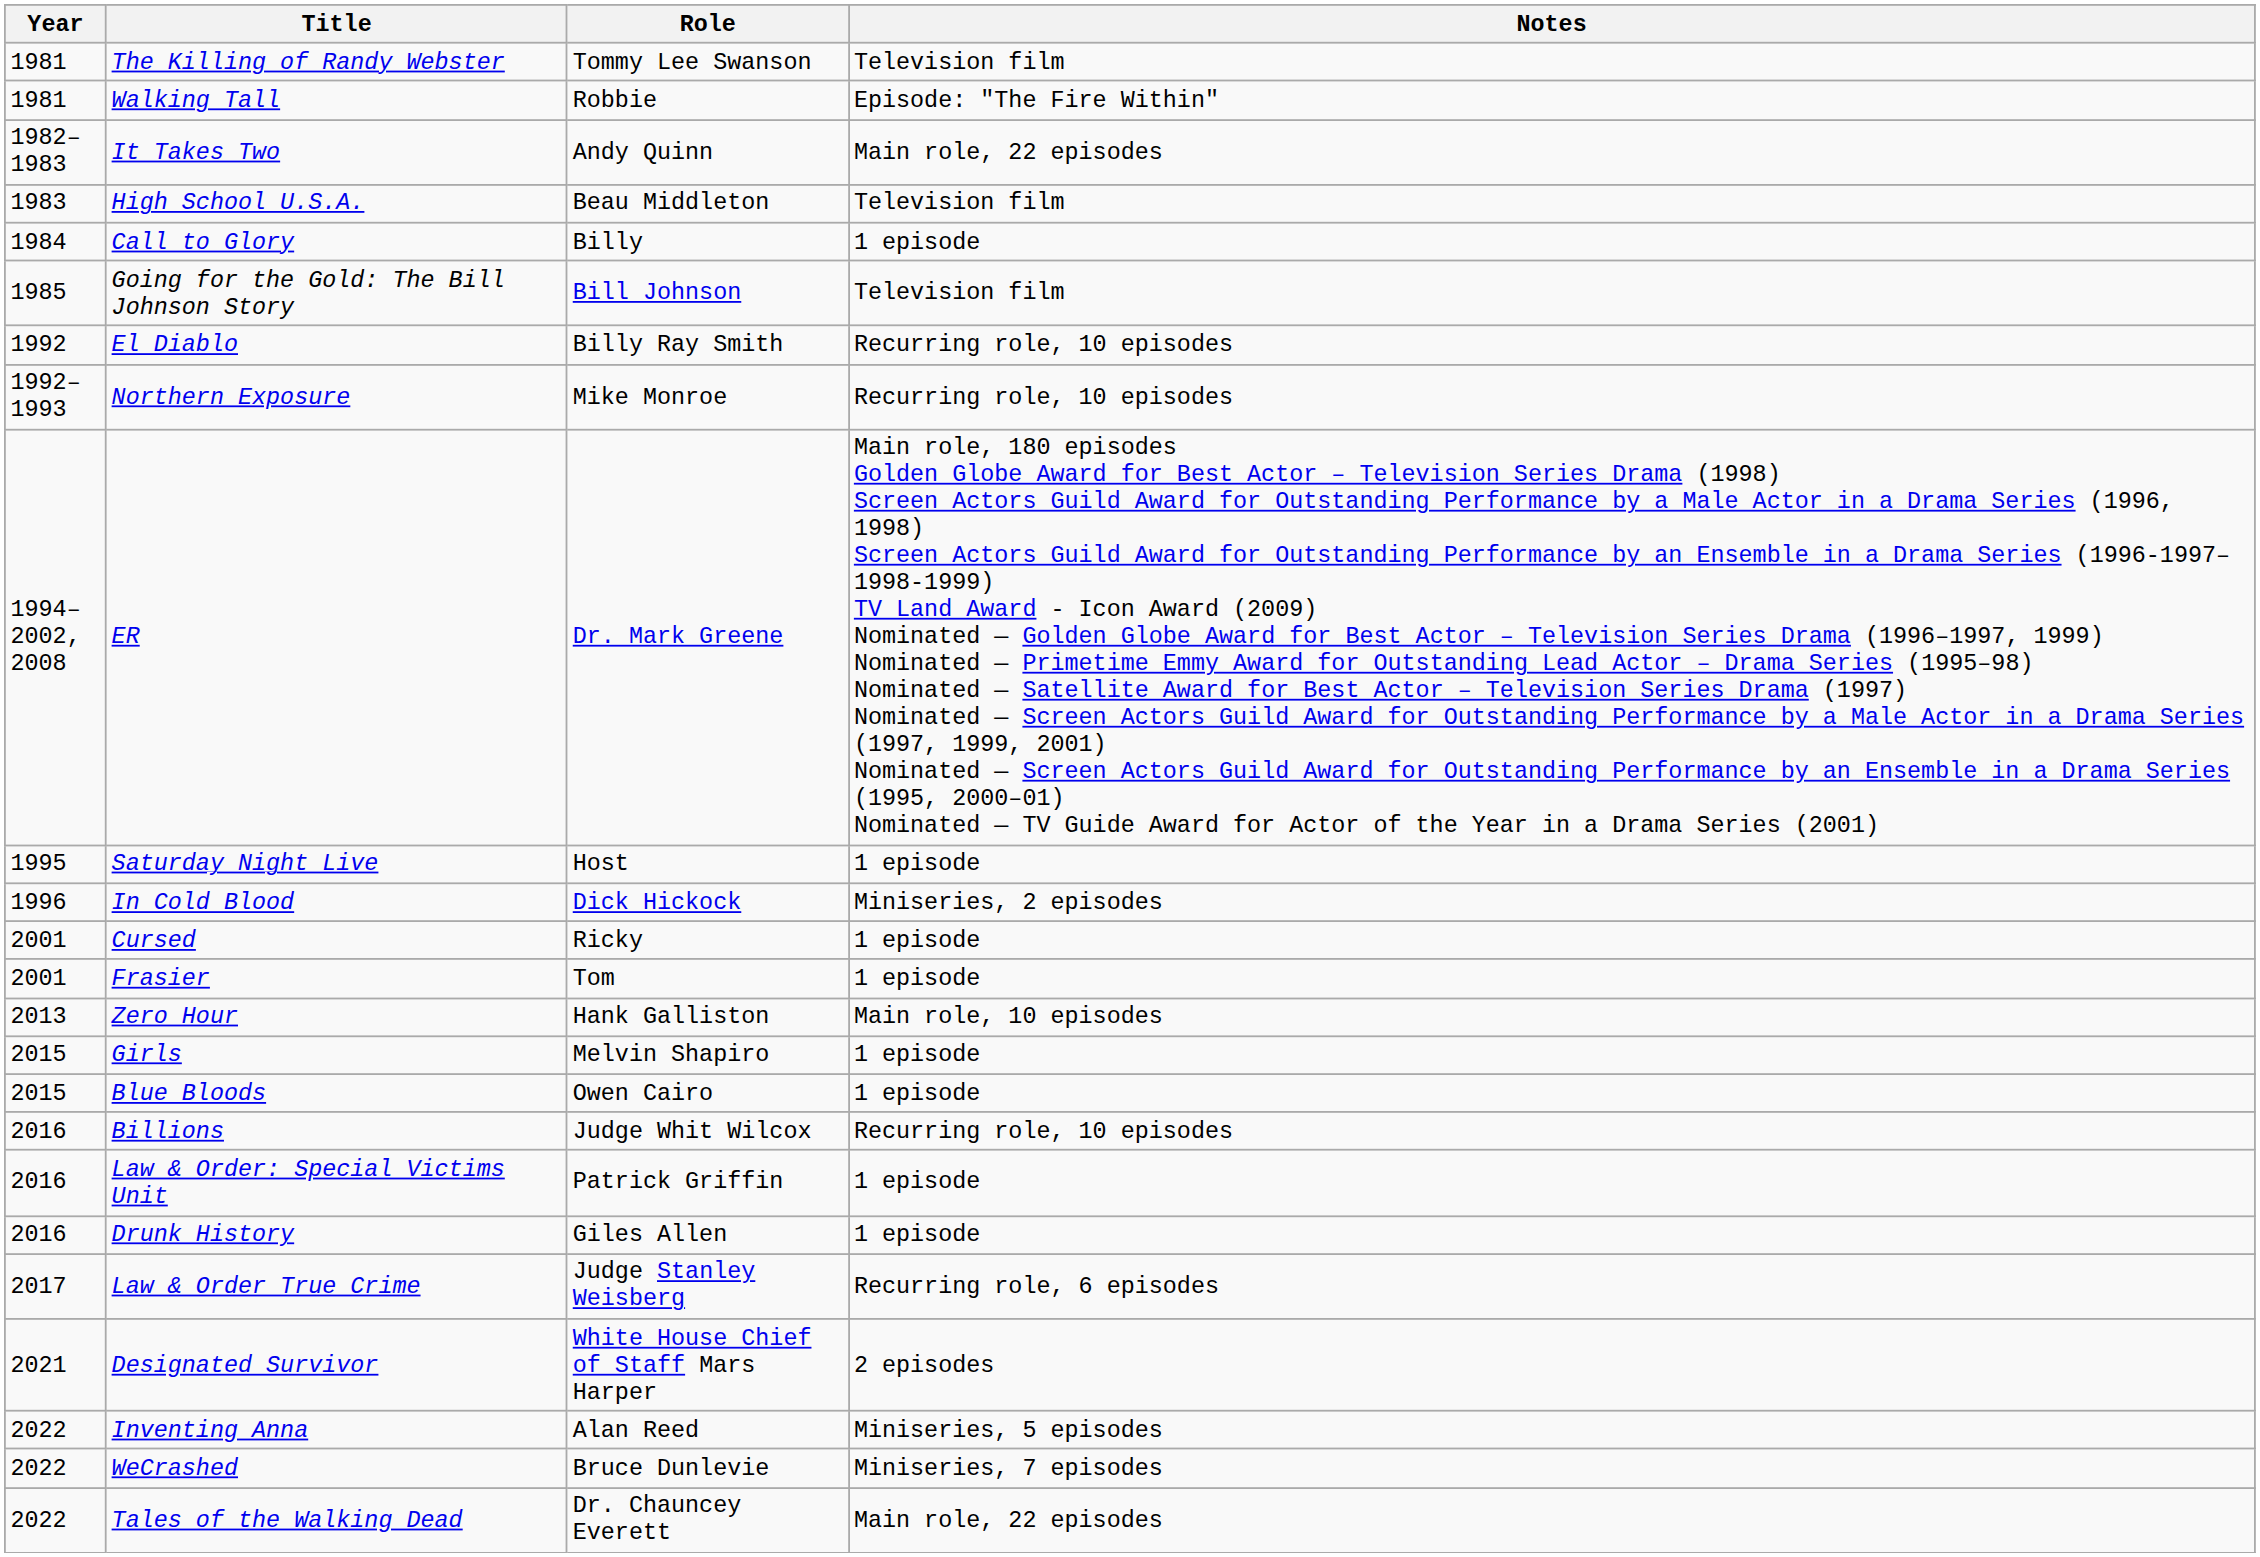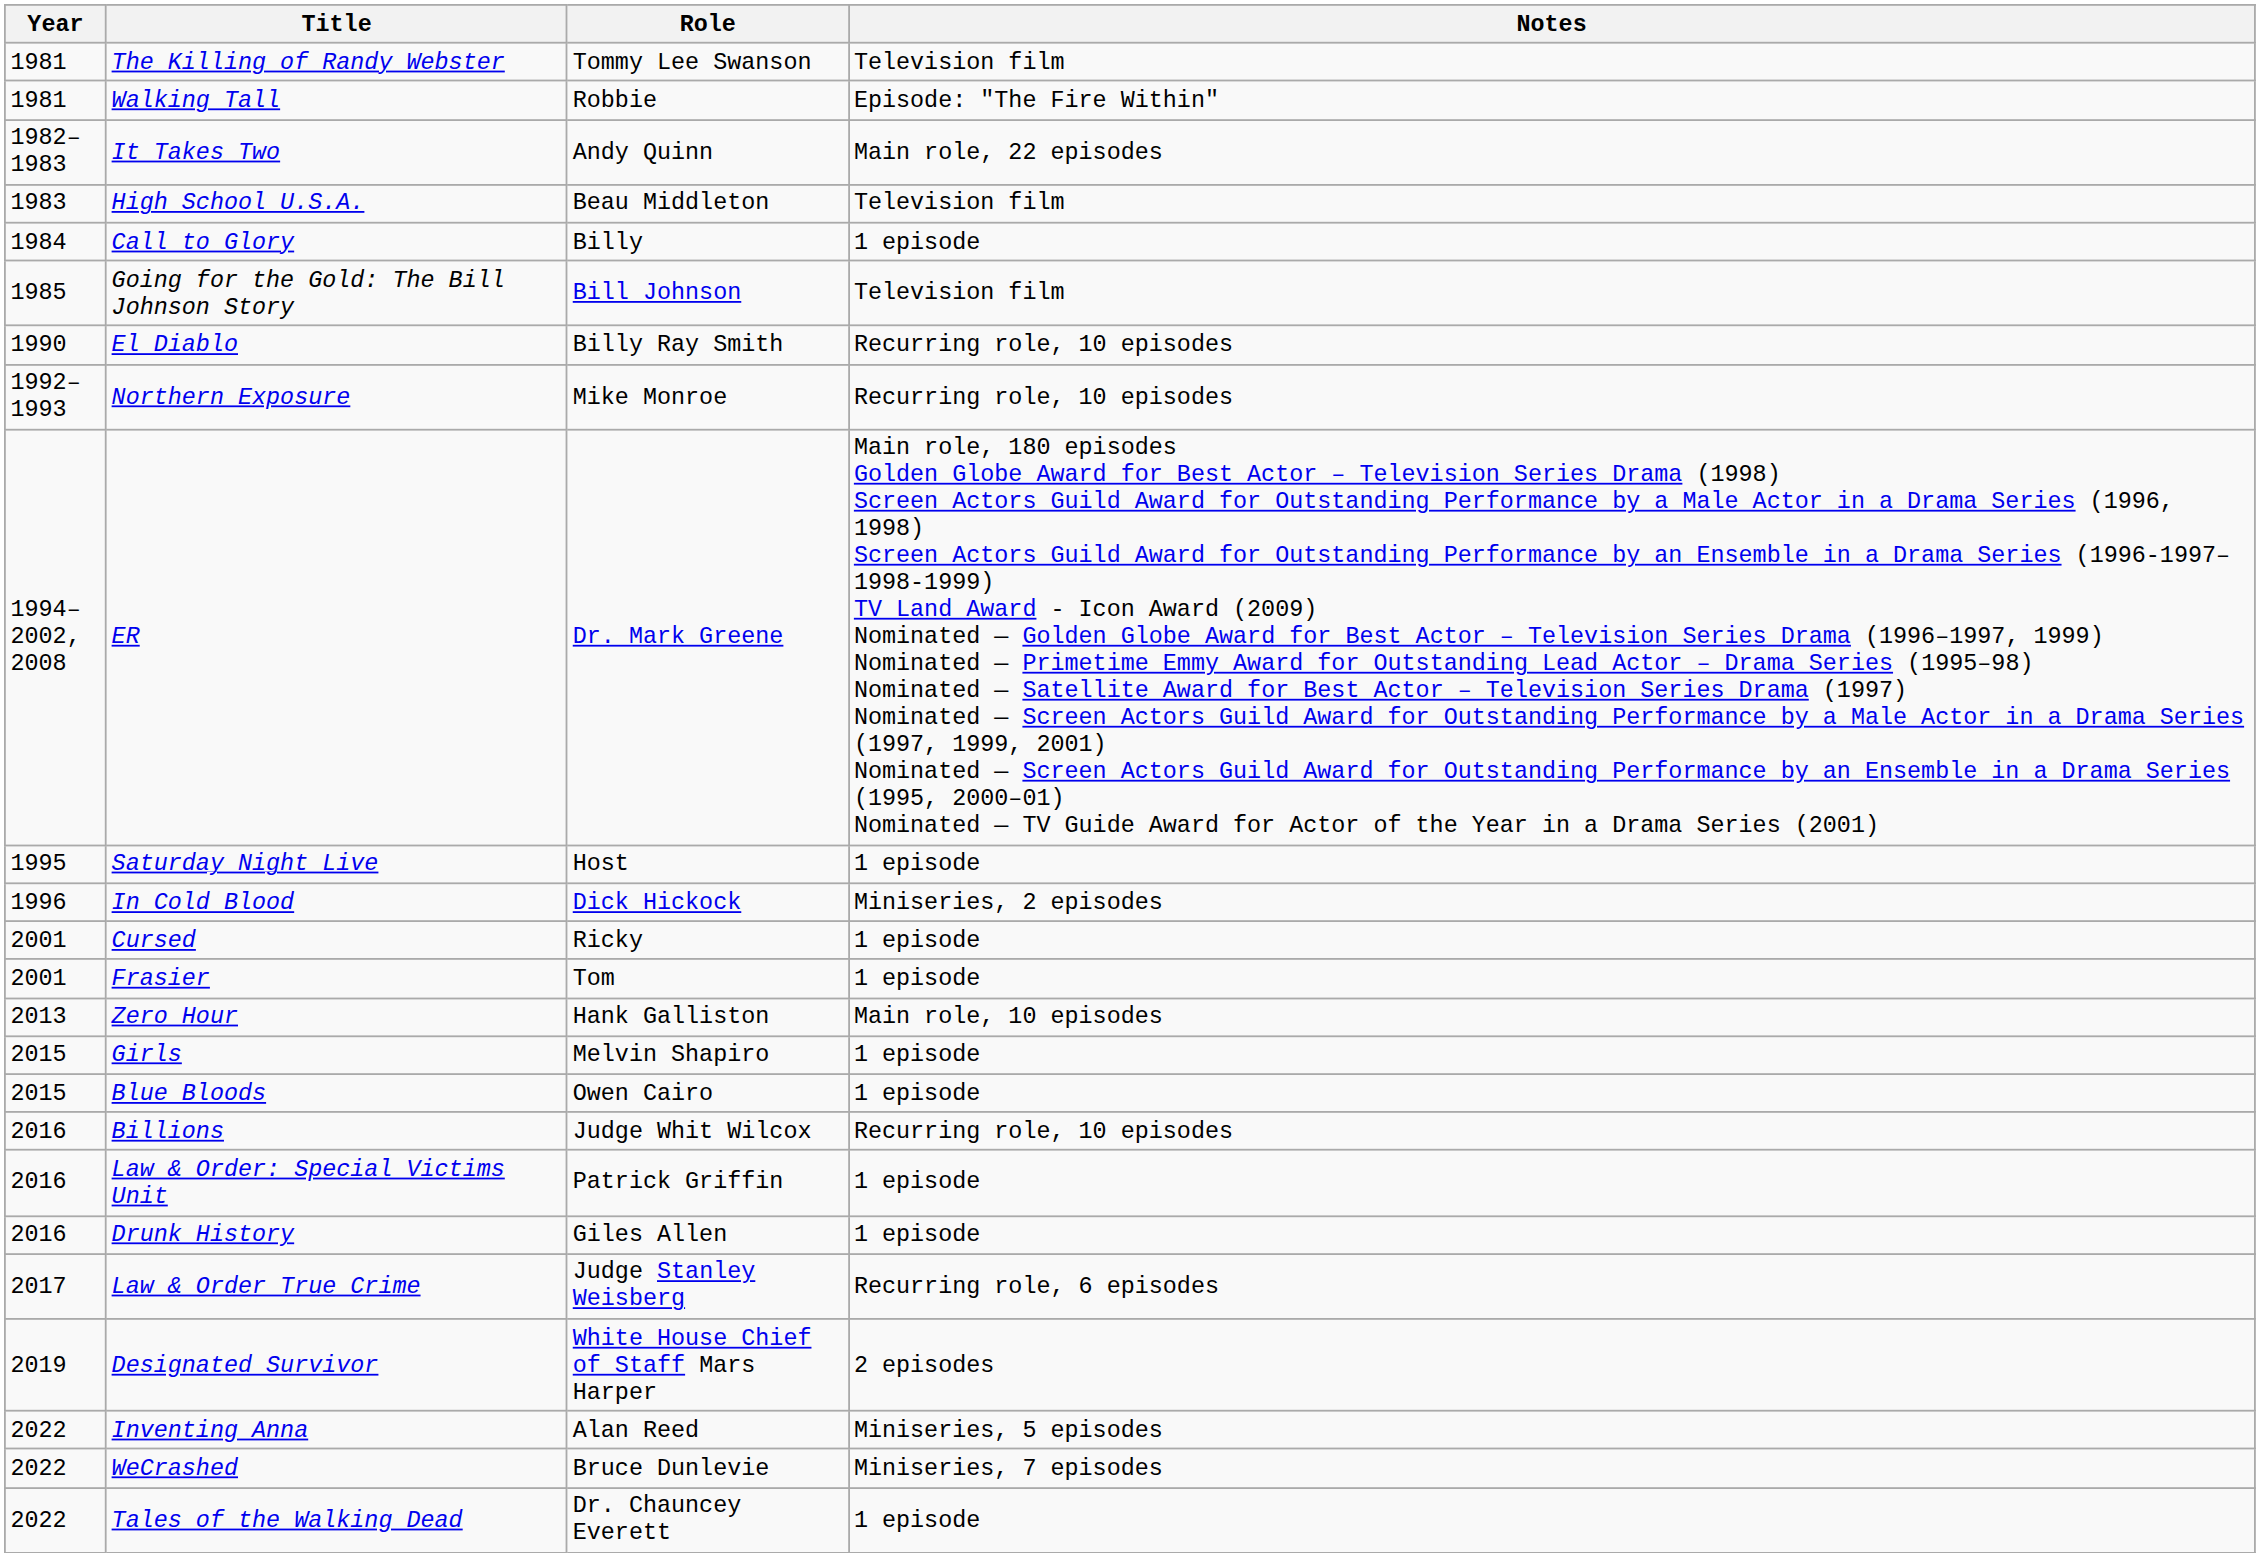(39, 345) 1992 -> (39, 345) 1990
(39, 1365) 2021 -> (39, 1365) 2019
(1008, 1520) Main role, 22 episodes -> (917, 1520) 1 episode
